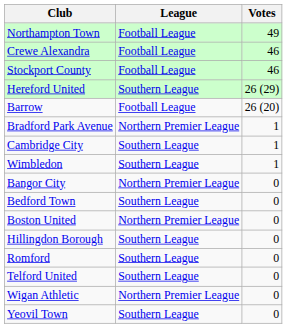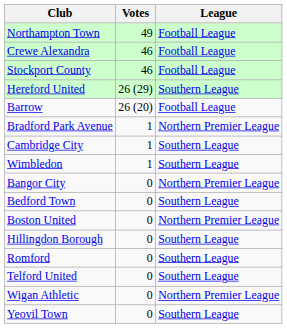columns swapped: (179, 13) <-> (262, 13)
